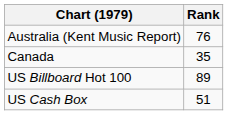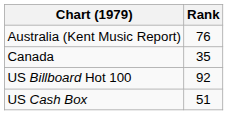(203, 78) 89 -> (203, 78) 92
